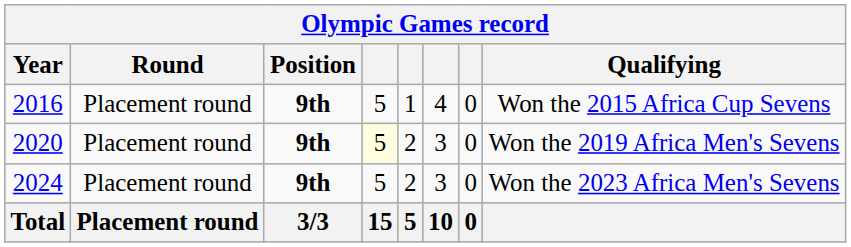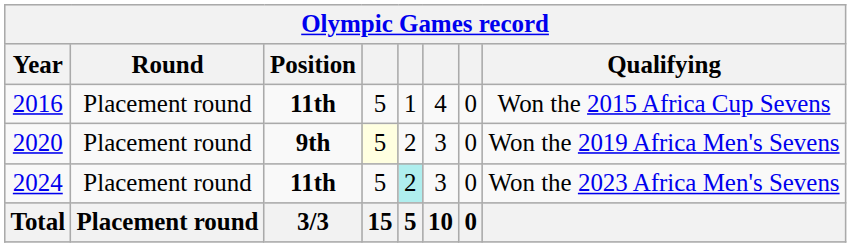(313, 103) 9th -> (313, 103) 11th
(313, 182) 9th -> (313, 182) 11th
(410, 182) no background -> (410, 182) paleturquoise background
